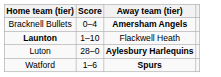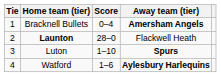+ column: (12, 11)
(90, 38) 1–10 -> (106, 38) 28–0
(90, 51) 28–0 -> (106, 51) 1–10
(150, 51) Aylesbury Harlequins -> (166, 51) Spurs
(150, 65) Spurs -> (166, 65) Aylesbury Harlequins
